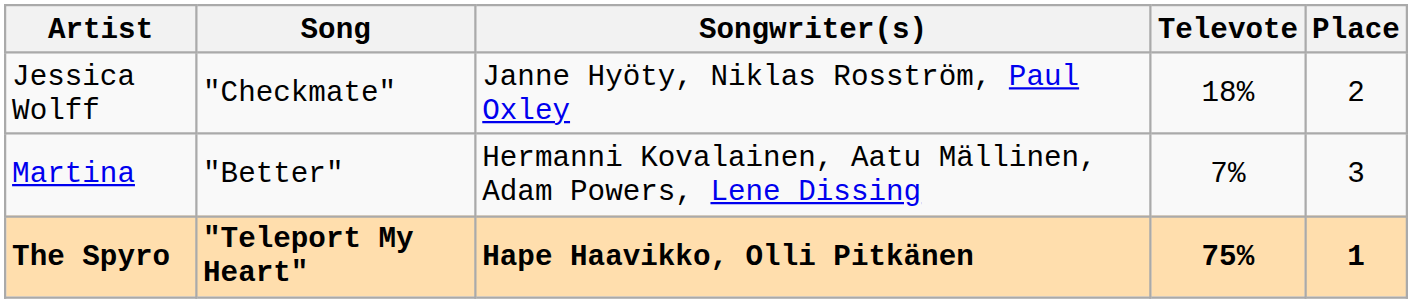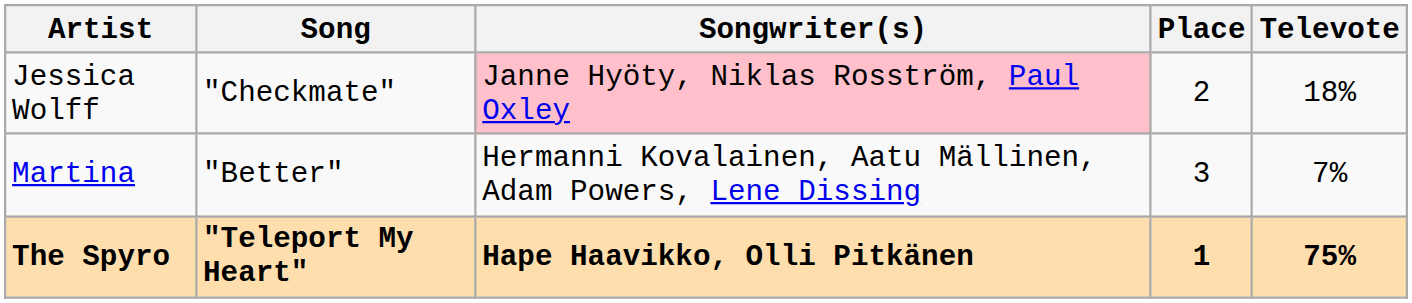columns swapped: (1228, 29) <-> (1356, 29)
(781, 94) no background -> (781, 94) pink background
